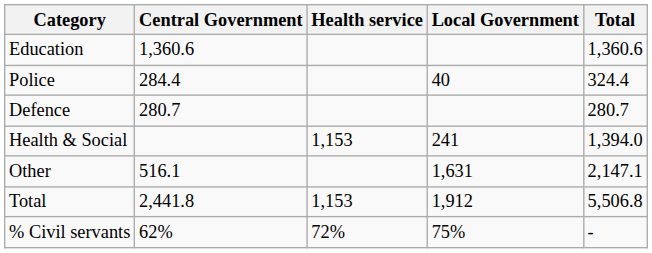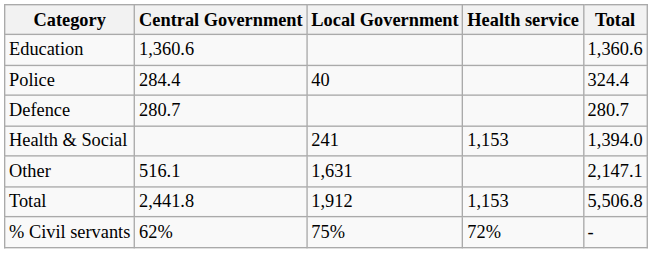columns swapped: (505, 19) <-> (367, 19)
